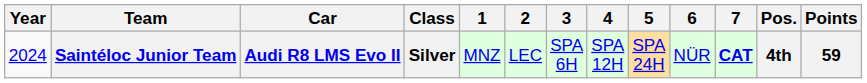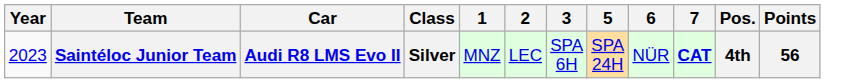- column: (608, 18)
(28, 54) 2024 -> (28, 54) 2023
(831, 54) 59 -> (790, 54) 56
